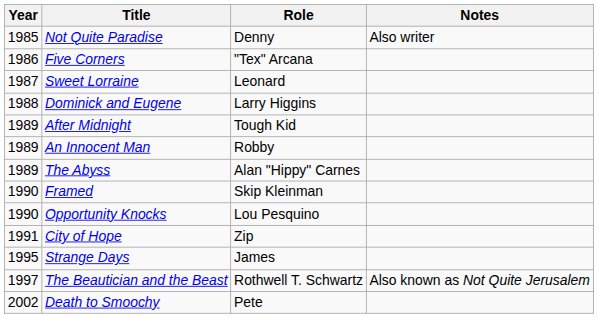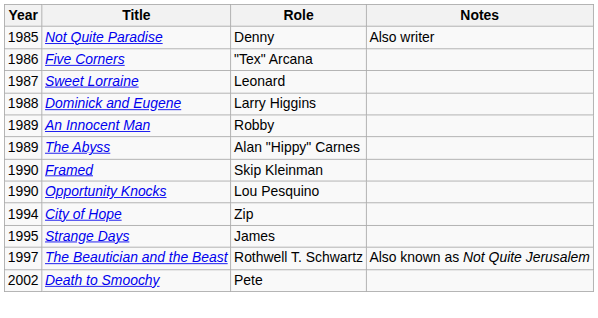- row: (88, 125)
(23, 236) 1991 -> (23, 214) 1994
